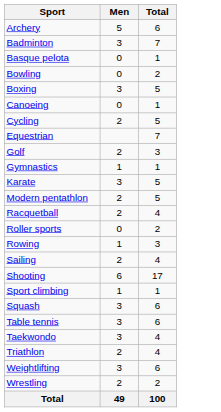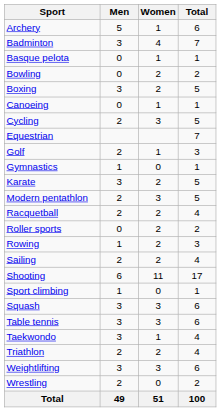+ column: (158, 12)
